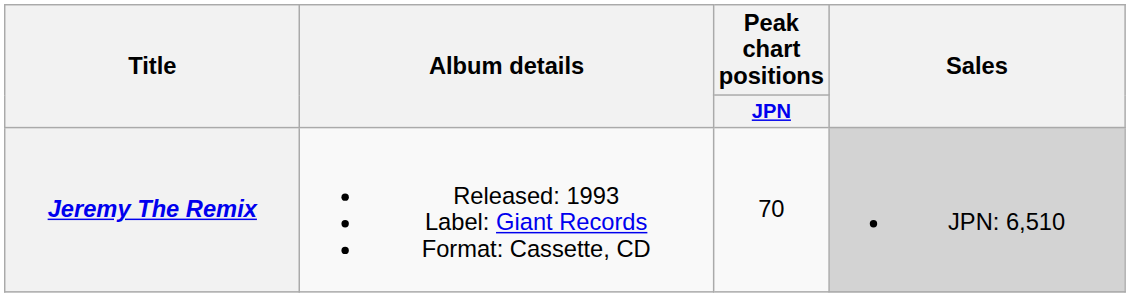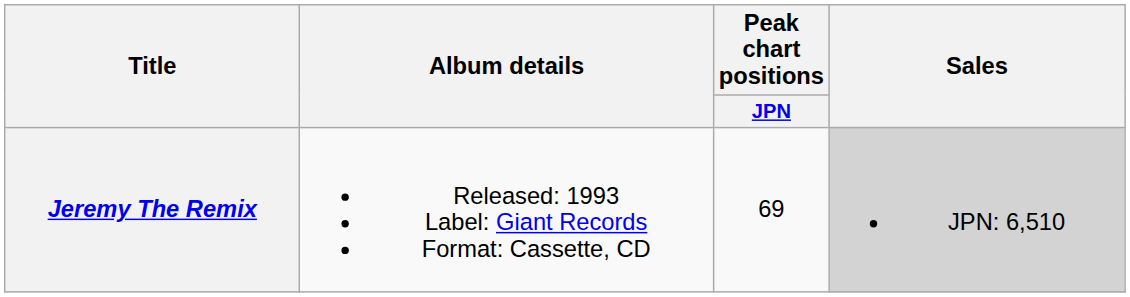(771, 209) 70 -> (771, 209) 69
